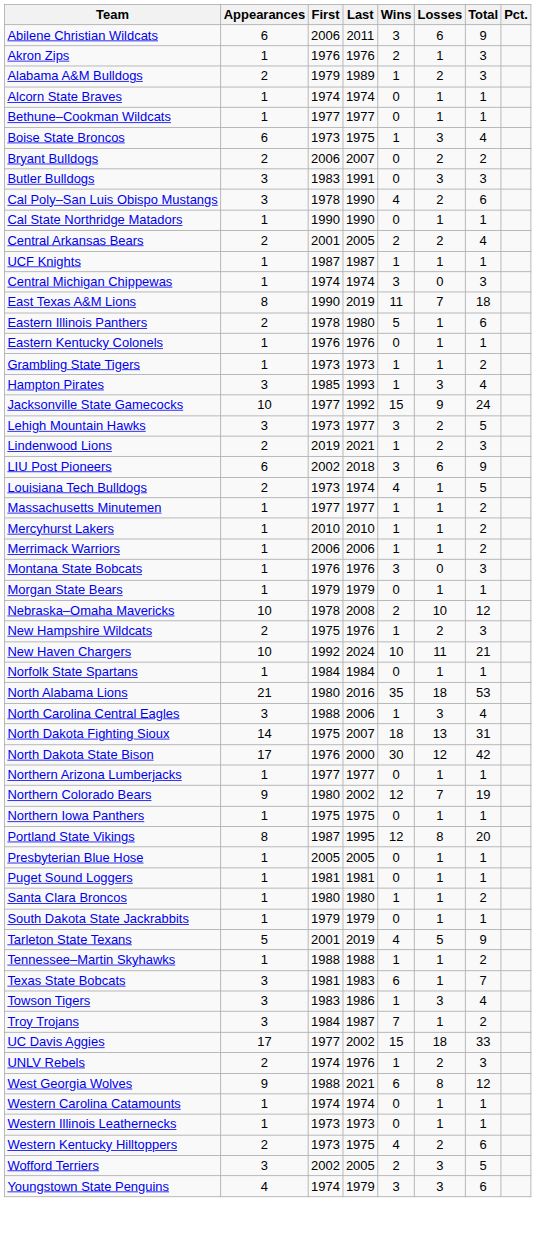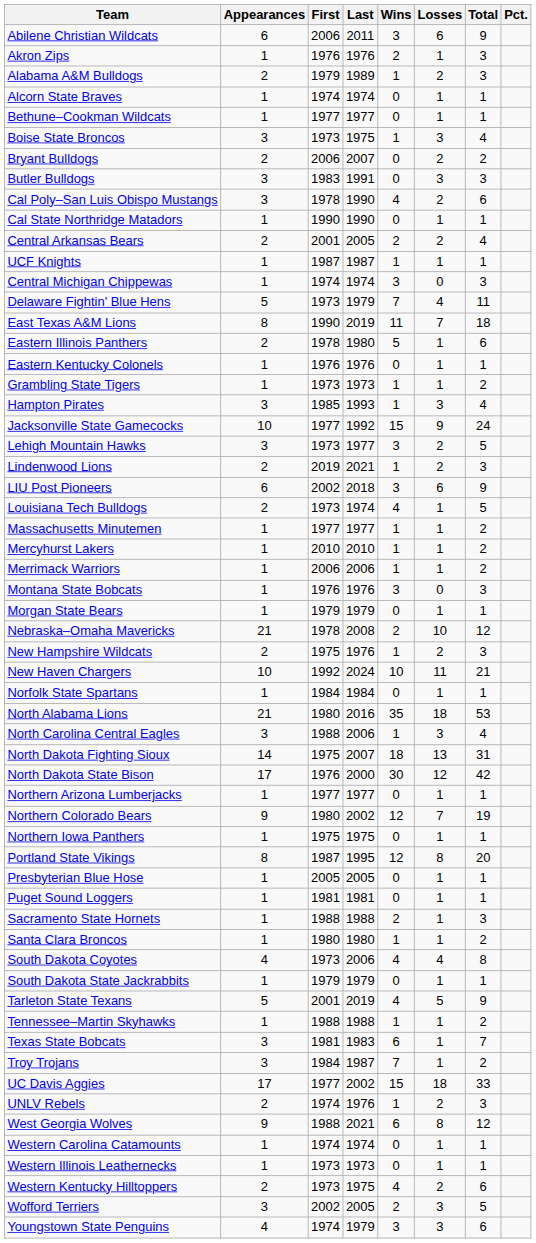(264, 138) 6 -> (264, 138) 3
+ row: (89, 302)
(264, 610) 10 -> (264, 631) 21
+ row: (84, 919)
+ row: (72, 960)
- row: (49, 1001)
